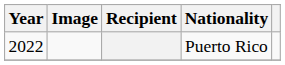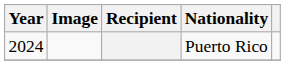(26, 45) 2022 -> (26, 45) 2024
